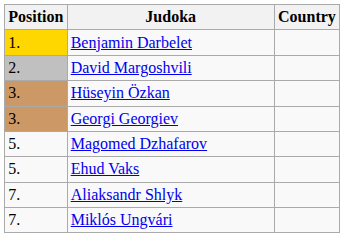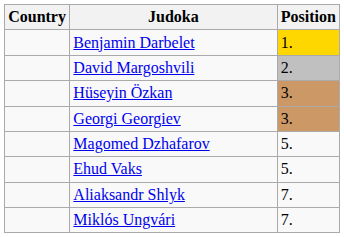columns swapped: (36, 17) <-> (307, 17)
